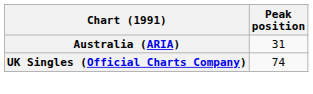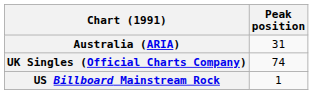+ row: (127, 80)
